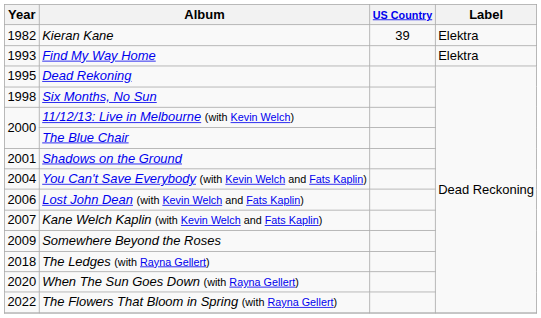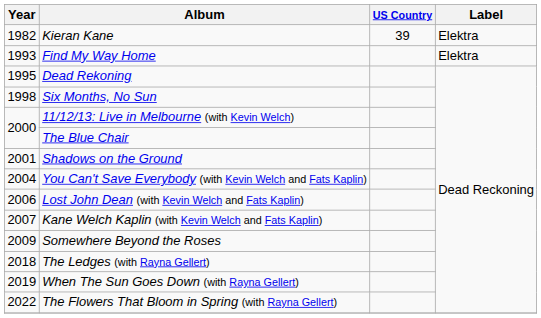(22, 281) 2020 -> (22, 281) 2019
